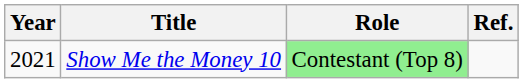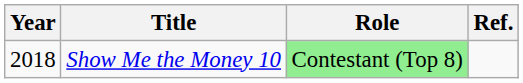(33, 58) 2021 -> (33, 58) 2018
